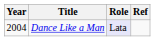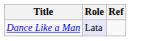- column: (17, 12)
